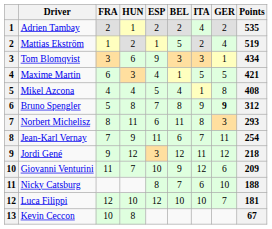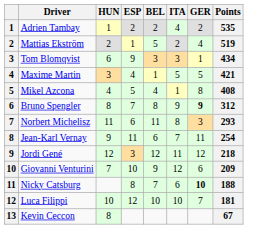- column: (108, 11)
(224, 184) normal -> (200, 184) bold
